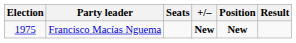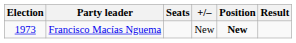(25, 29) 1975 -> (25, 29) 1973
(204, 29) bold -> (204, 29) normal
